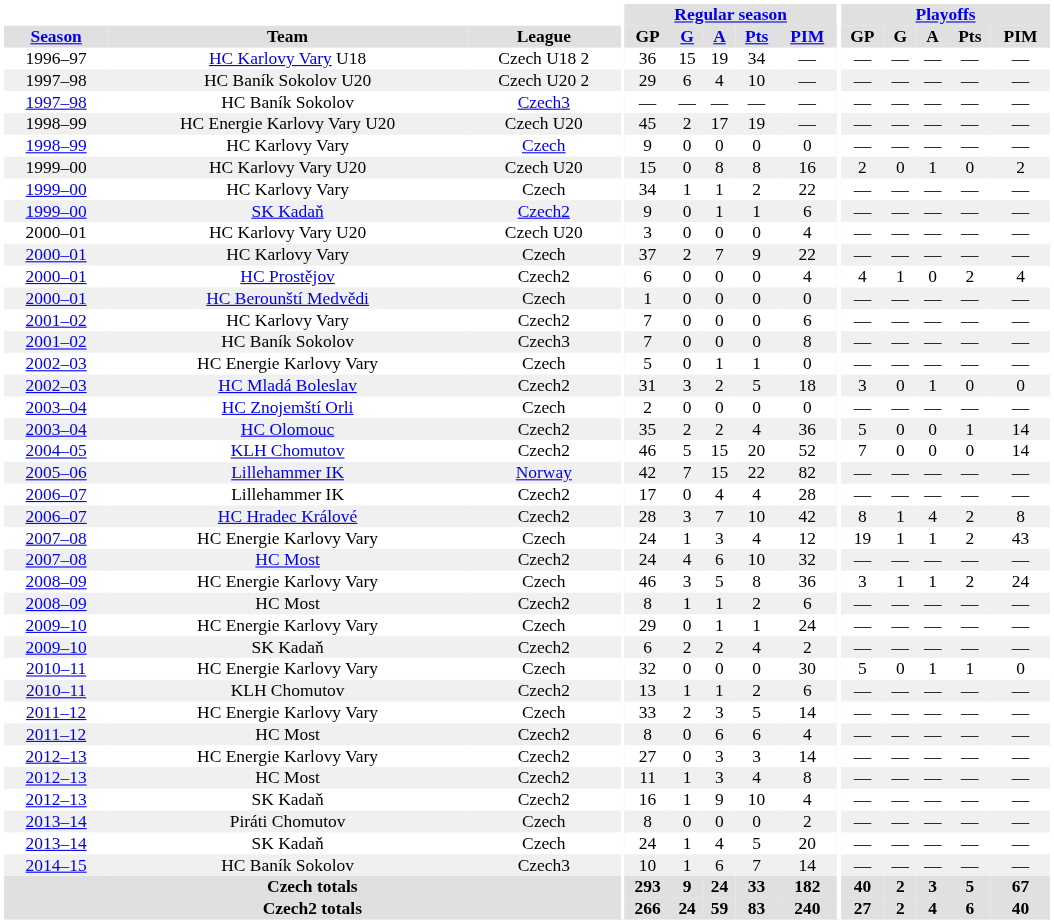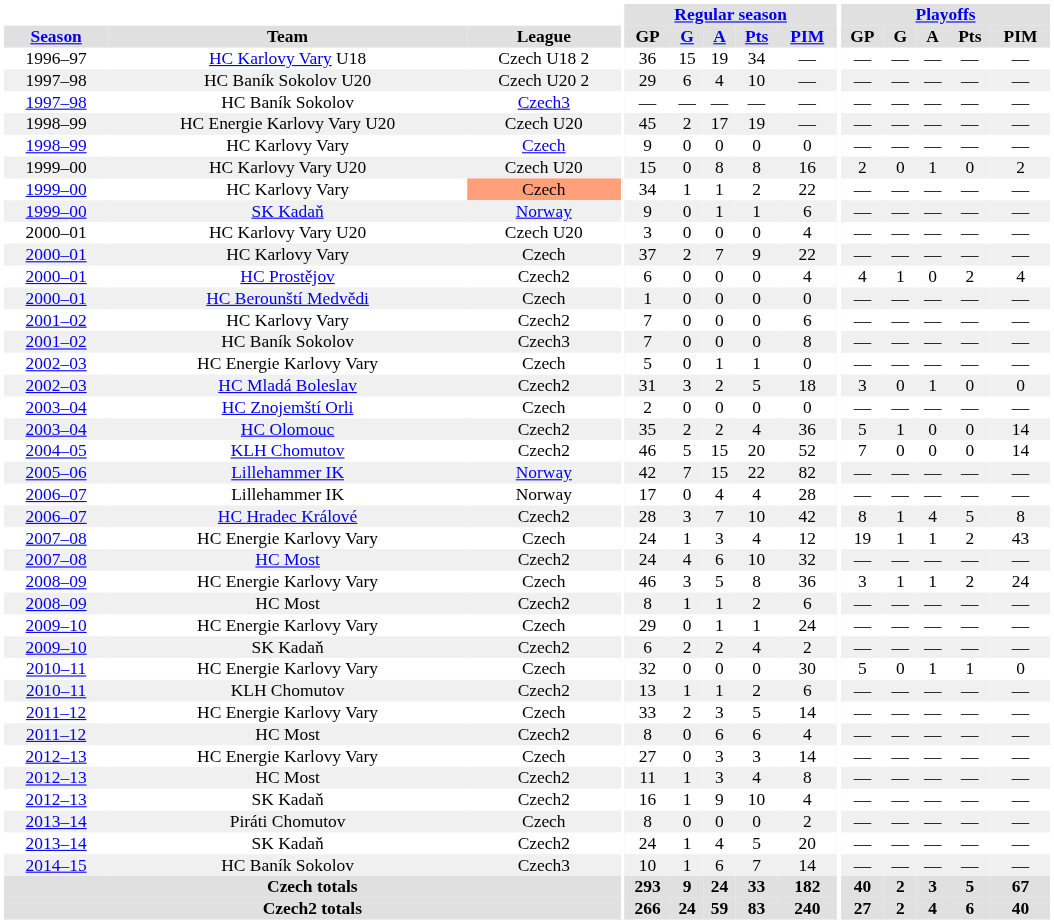(544, 189) no background -> (544, 189) lightsalmon background
(544, 211) Czech2 -> (544, 211) Norway
(900, 429) 0 -> (900, 429) 1
(970, 429) 1 -> (970, 429) 0
(544, 494) Czech2 -> (544, 494) Norway
(970, 516) 2 -> (970, 516) 5
(544, 756) Czech2 -> (544, 756) Czech
(544, 843) Czech -> (544, 843) Czech2
